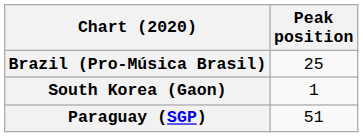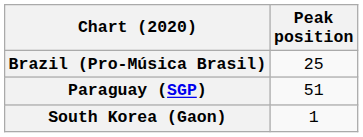rows swapped: (137, 118) <-> (137, 91)
